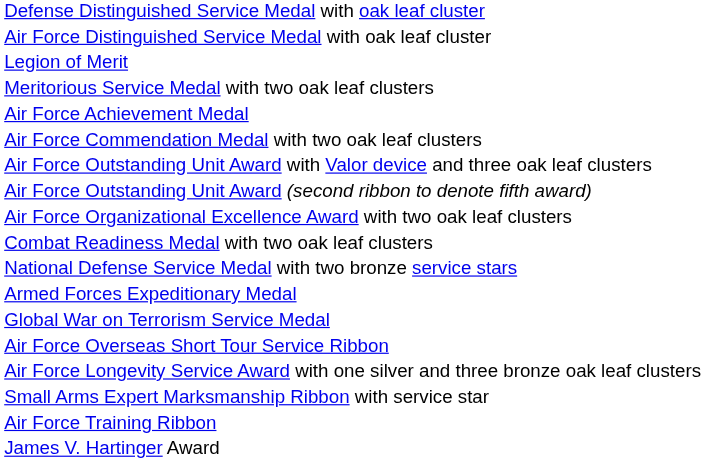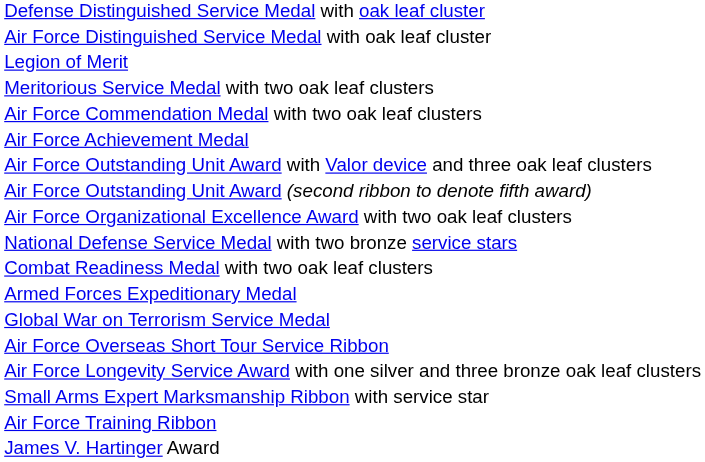rows swapped: (243, 139) <-> (126, 113)
rows swapped: (219, 242) <-> (261, 268)
